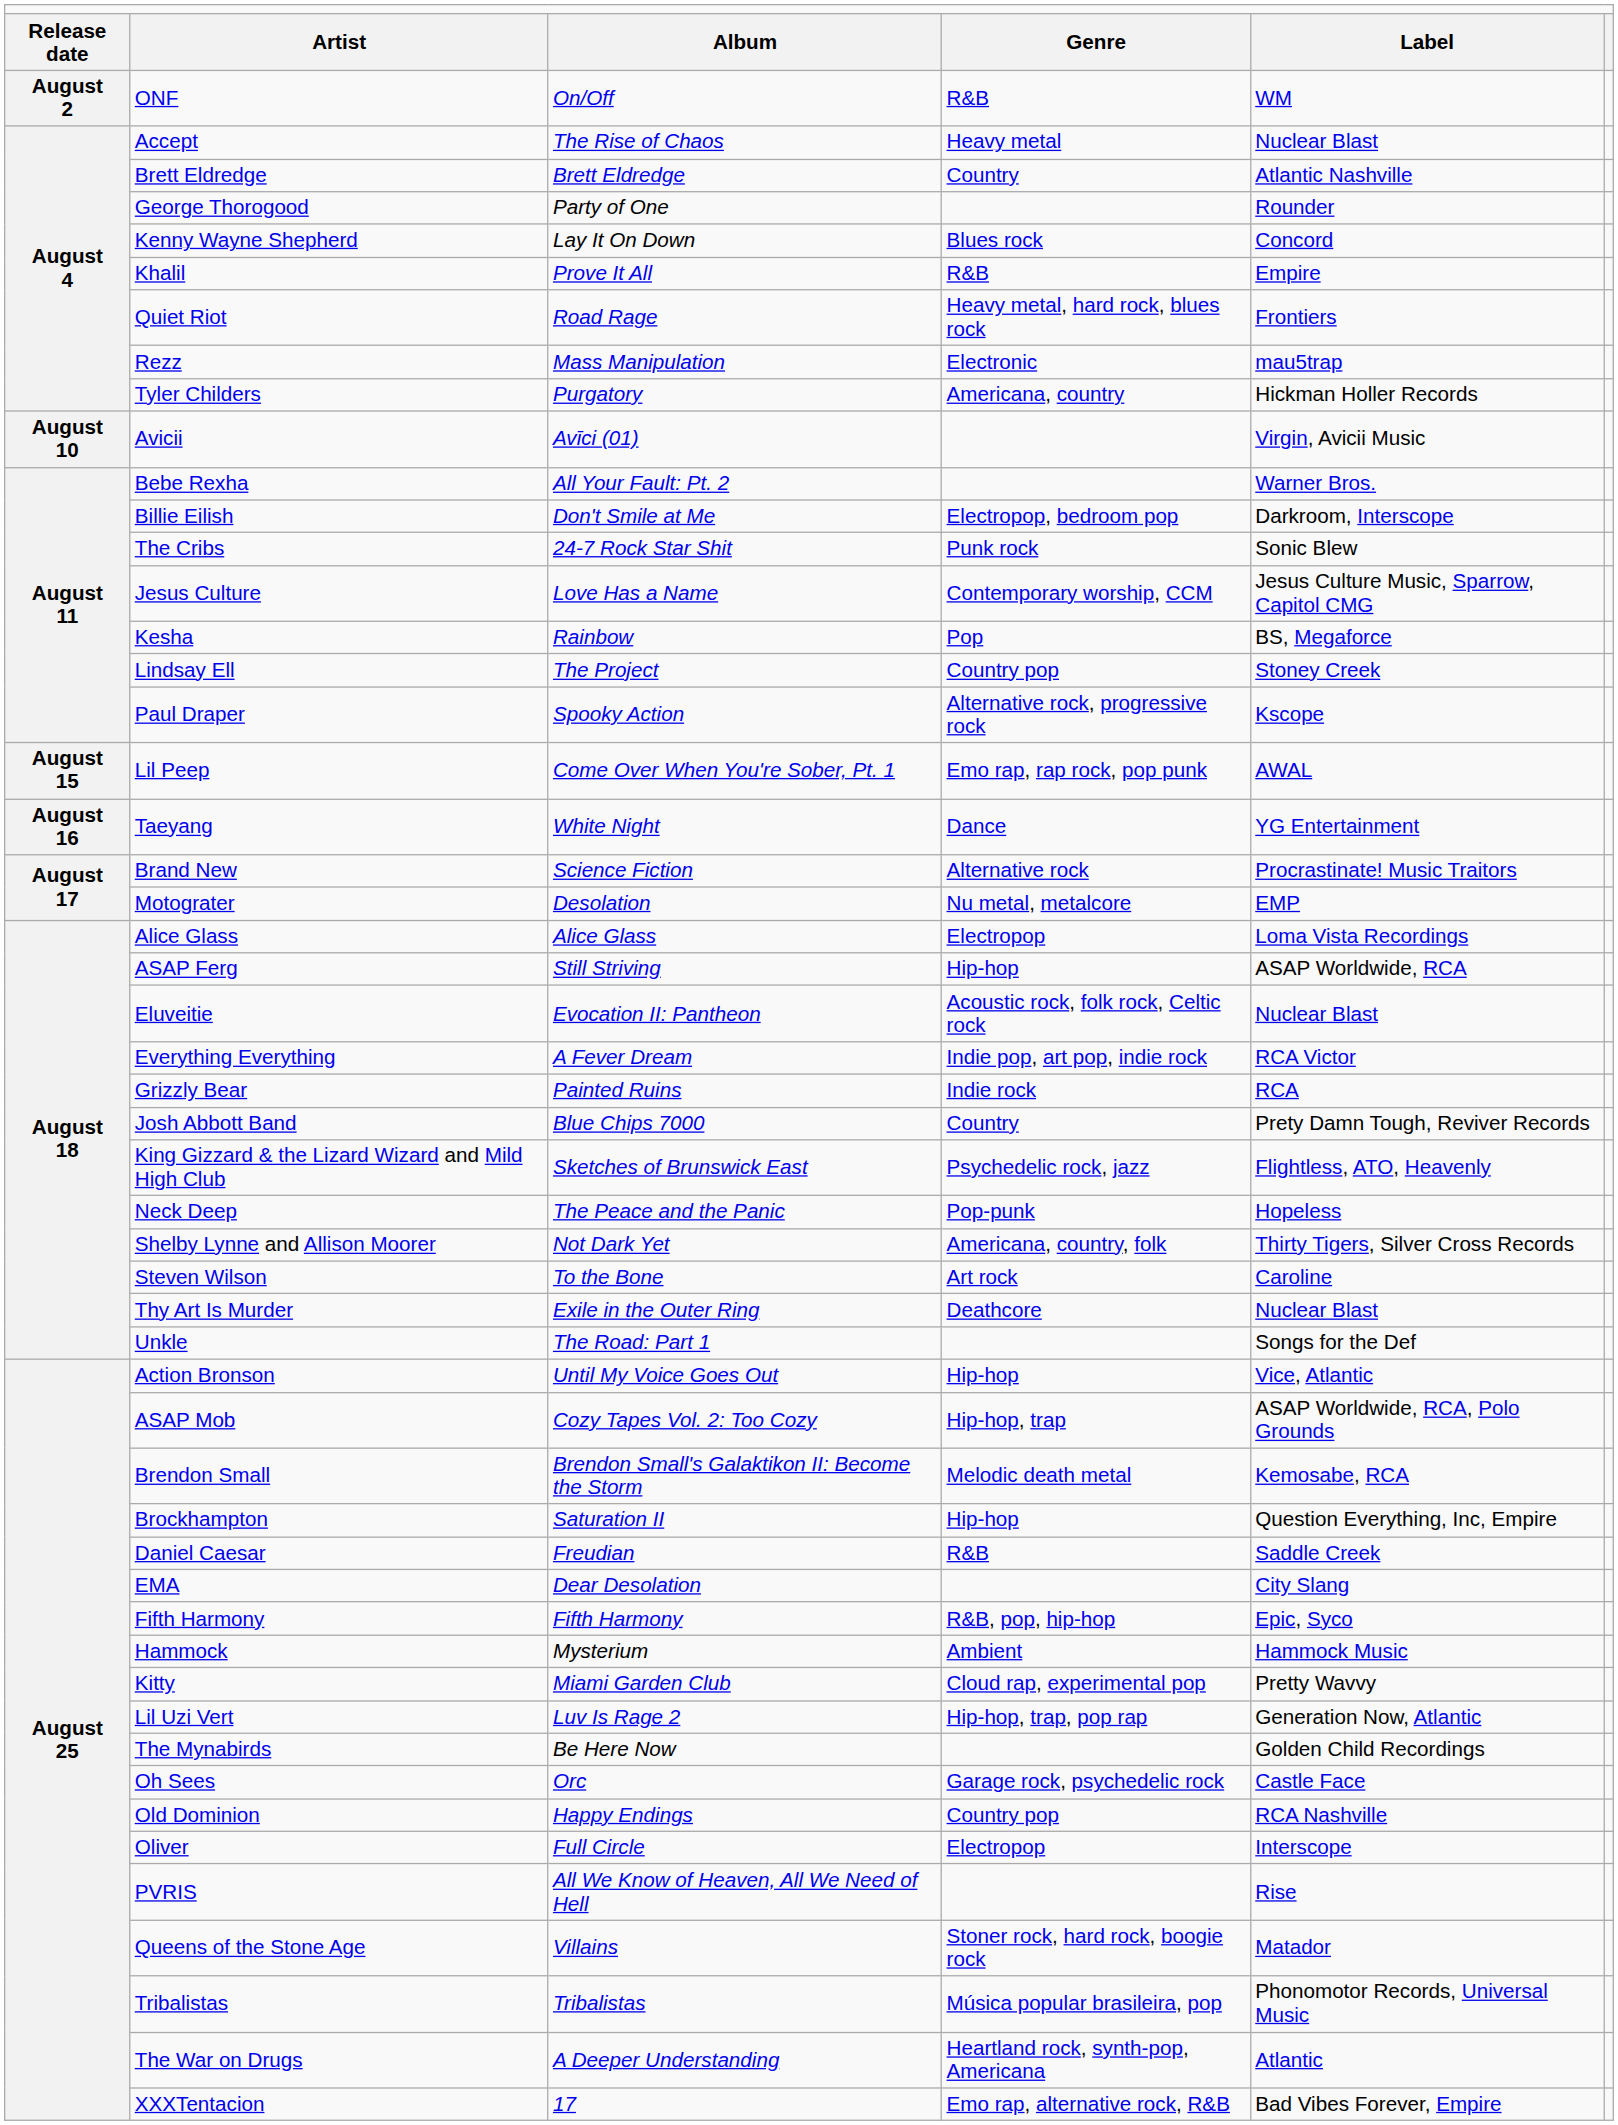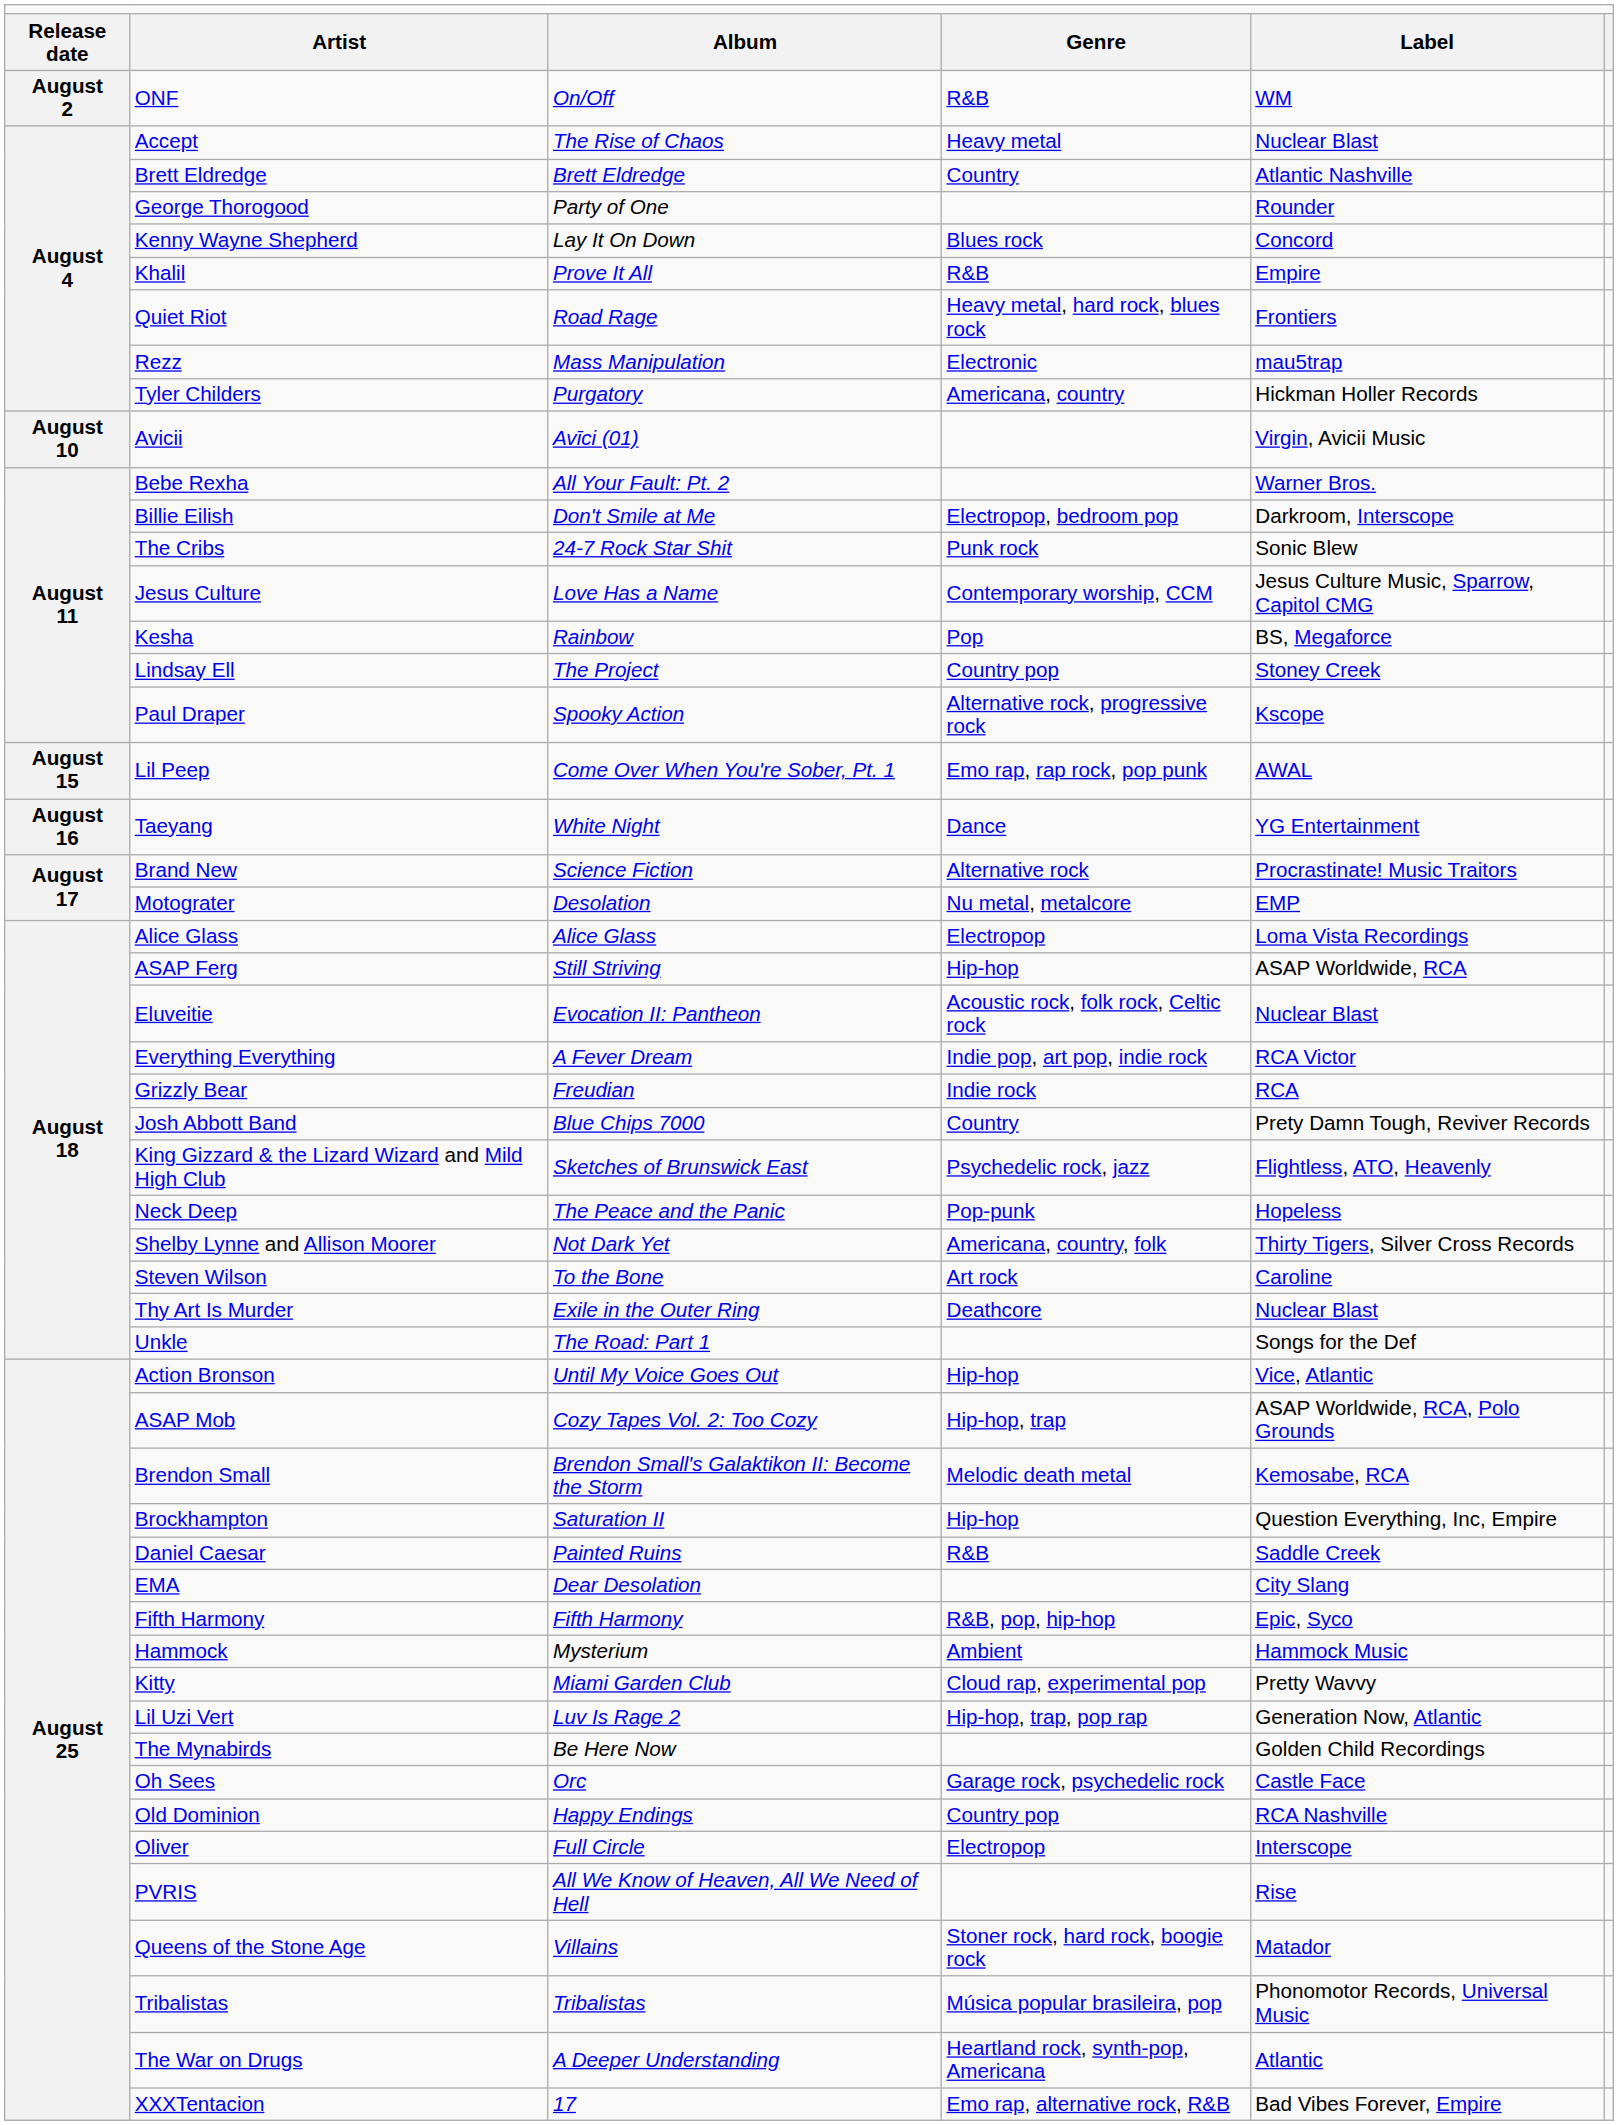(617, 1090) Painted Ruins -> (594, 1090) Freudian
(594, 1552) Freudian -> (617, 1552) Painted Ruins
